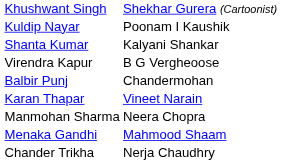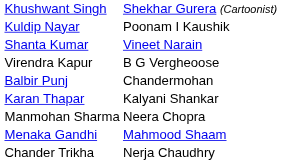(171, 45) Kalyani Shankar -> (163, 45) Vineet Narain
(163, 99) Vineet Narain -> (171, 99) Kalyani Shankar
